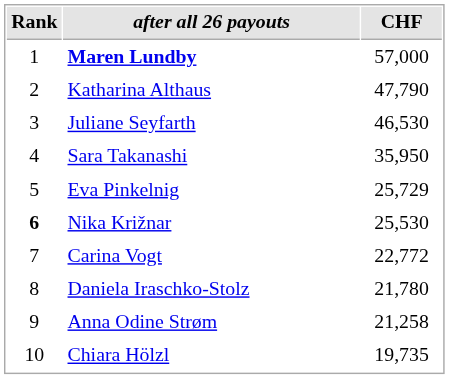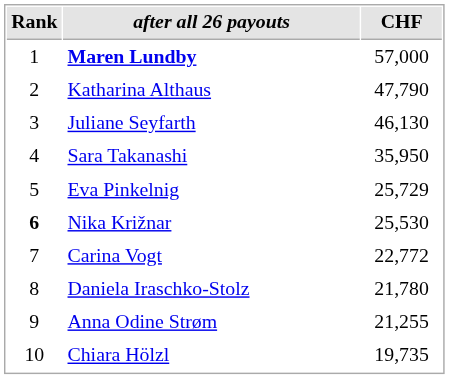(402, 123) 46,530 -> (402, 123) 46,130
(402, 322) 21,258 -> (402, 322) 21,255
